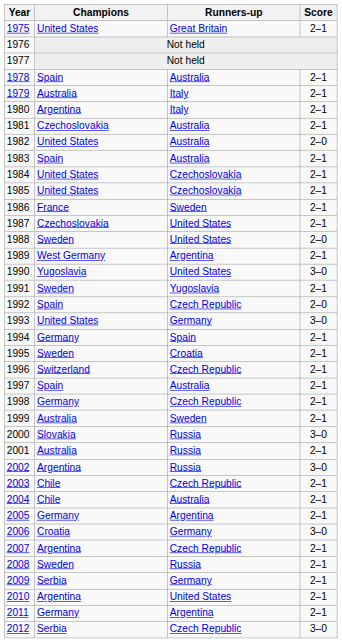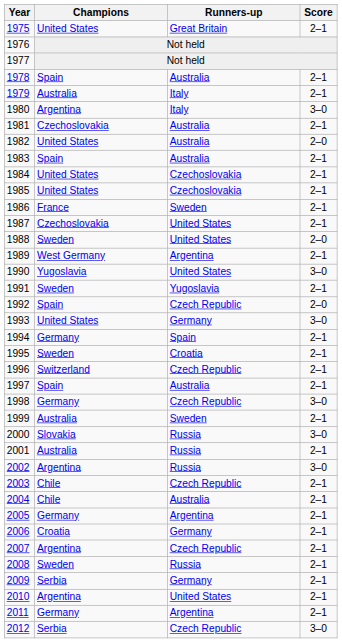(318, 110) 2–1 -> (318, 110) 3–0
(318, 402) 2–1 -> (318, 402) 3–0
(318, 532) 3–0 -> (318, 532) 2–1
